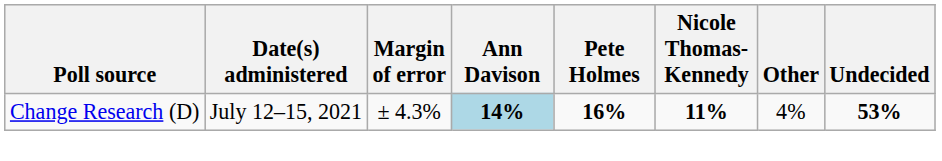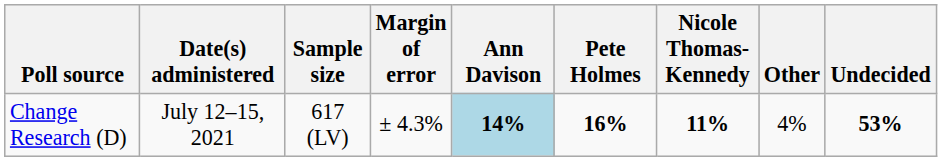+ column: (328, 62)
